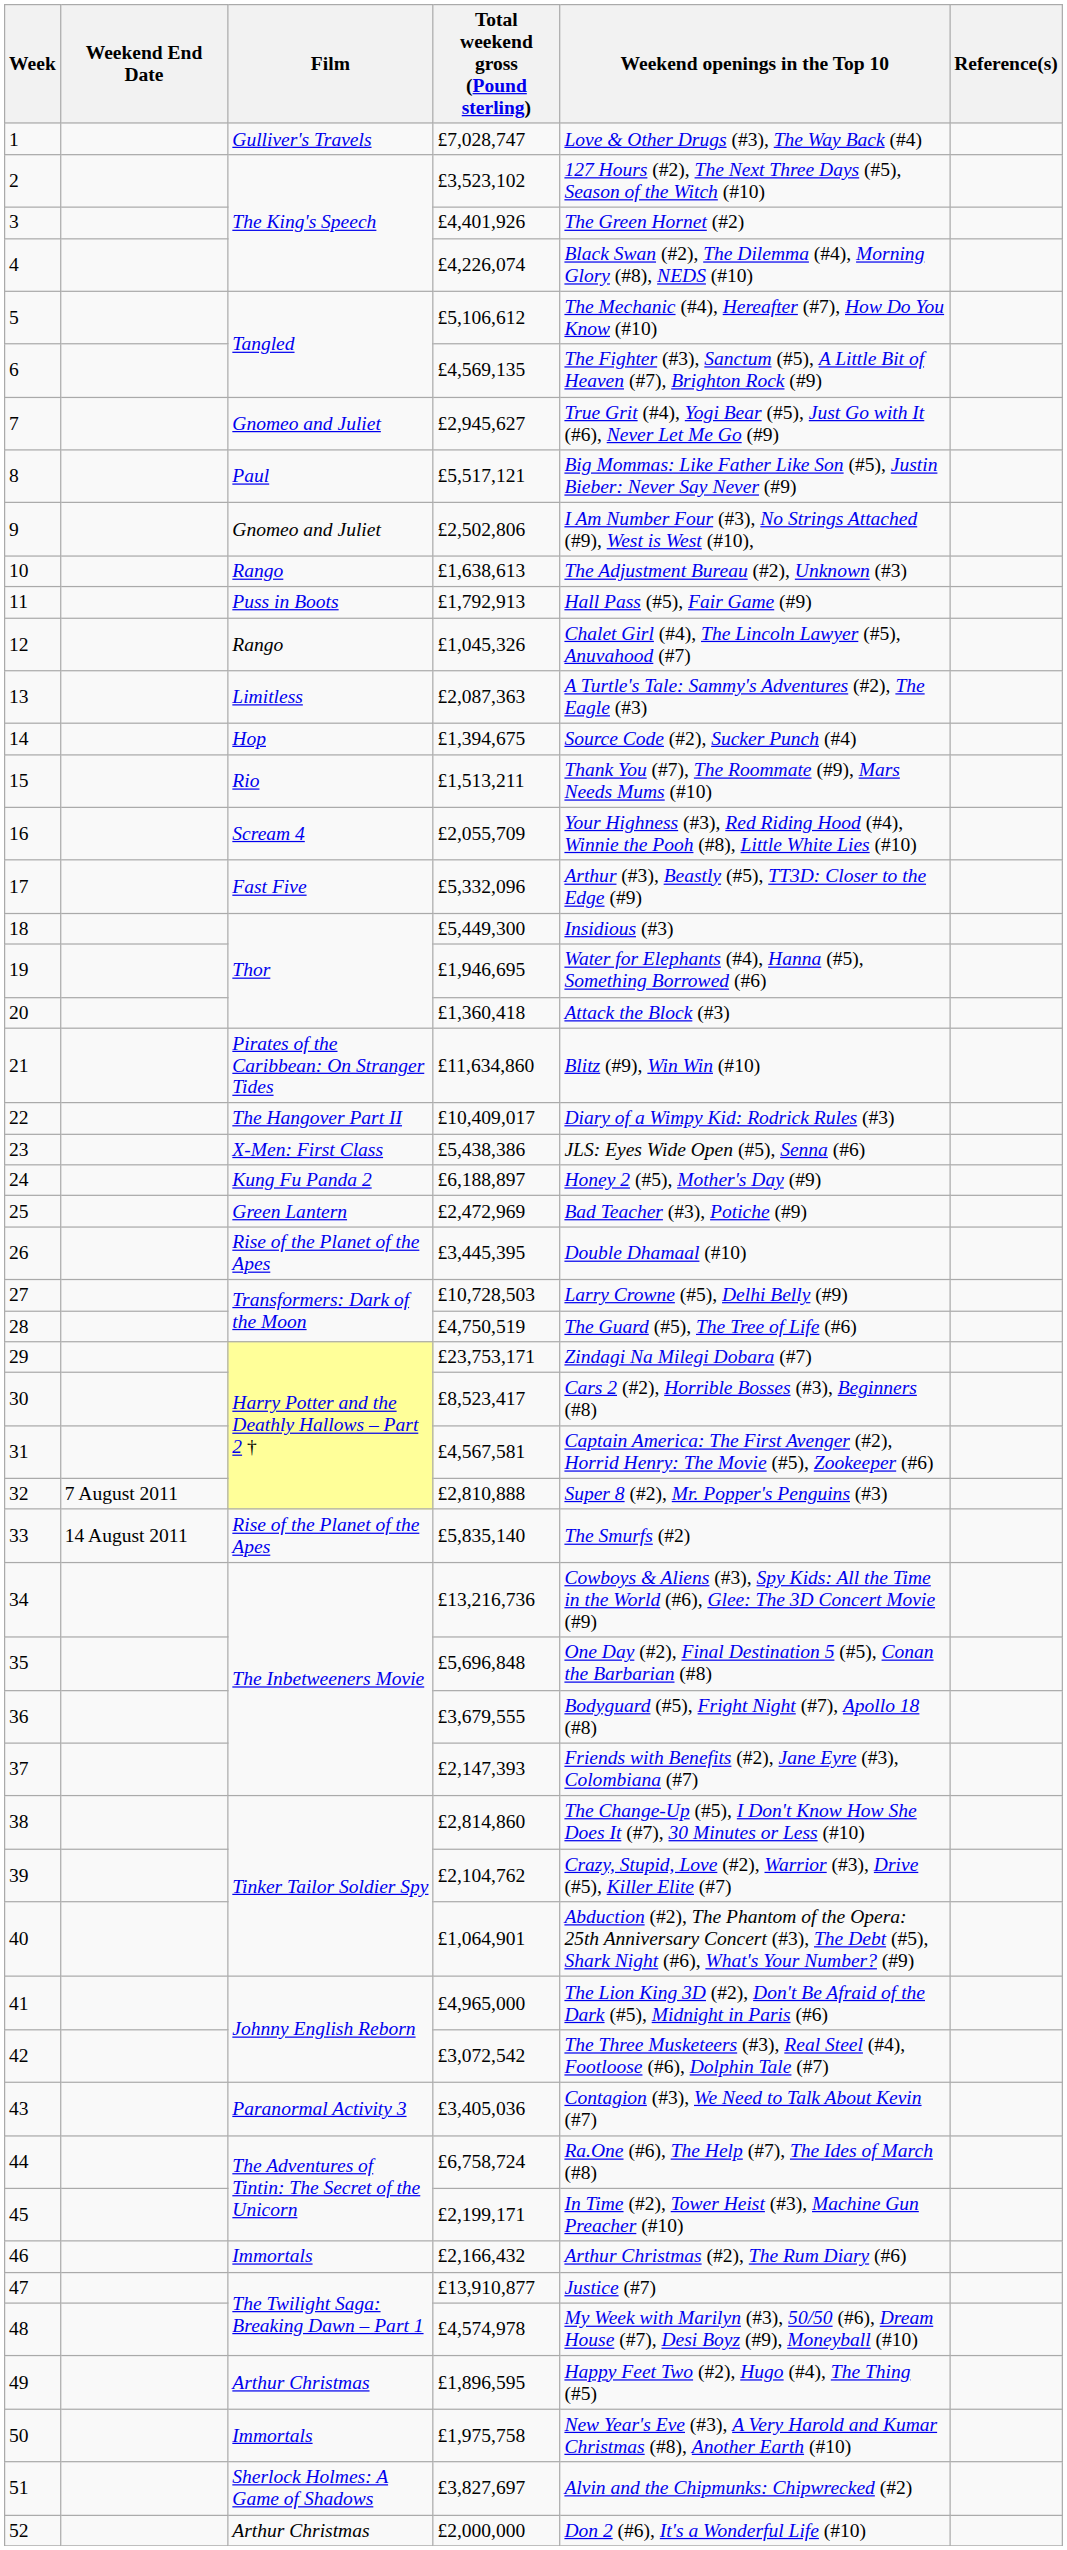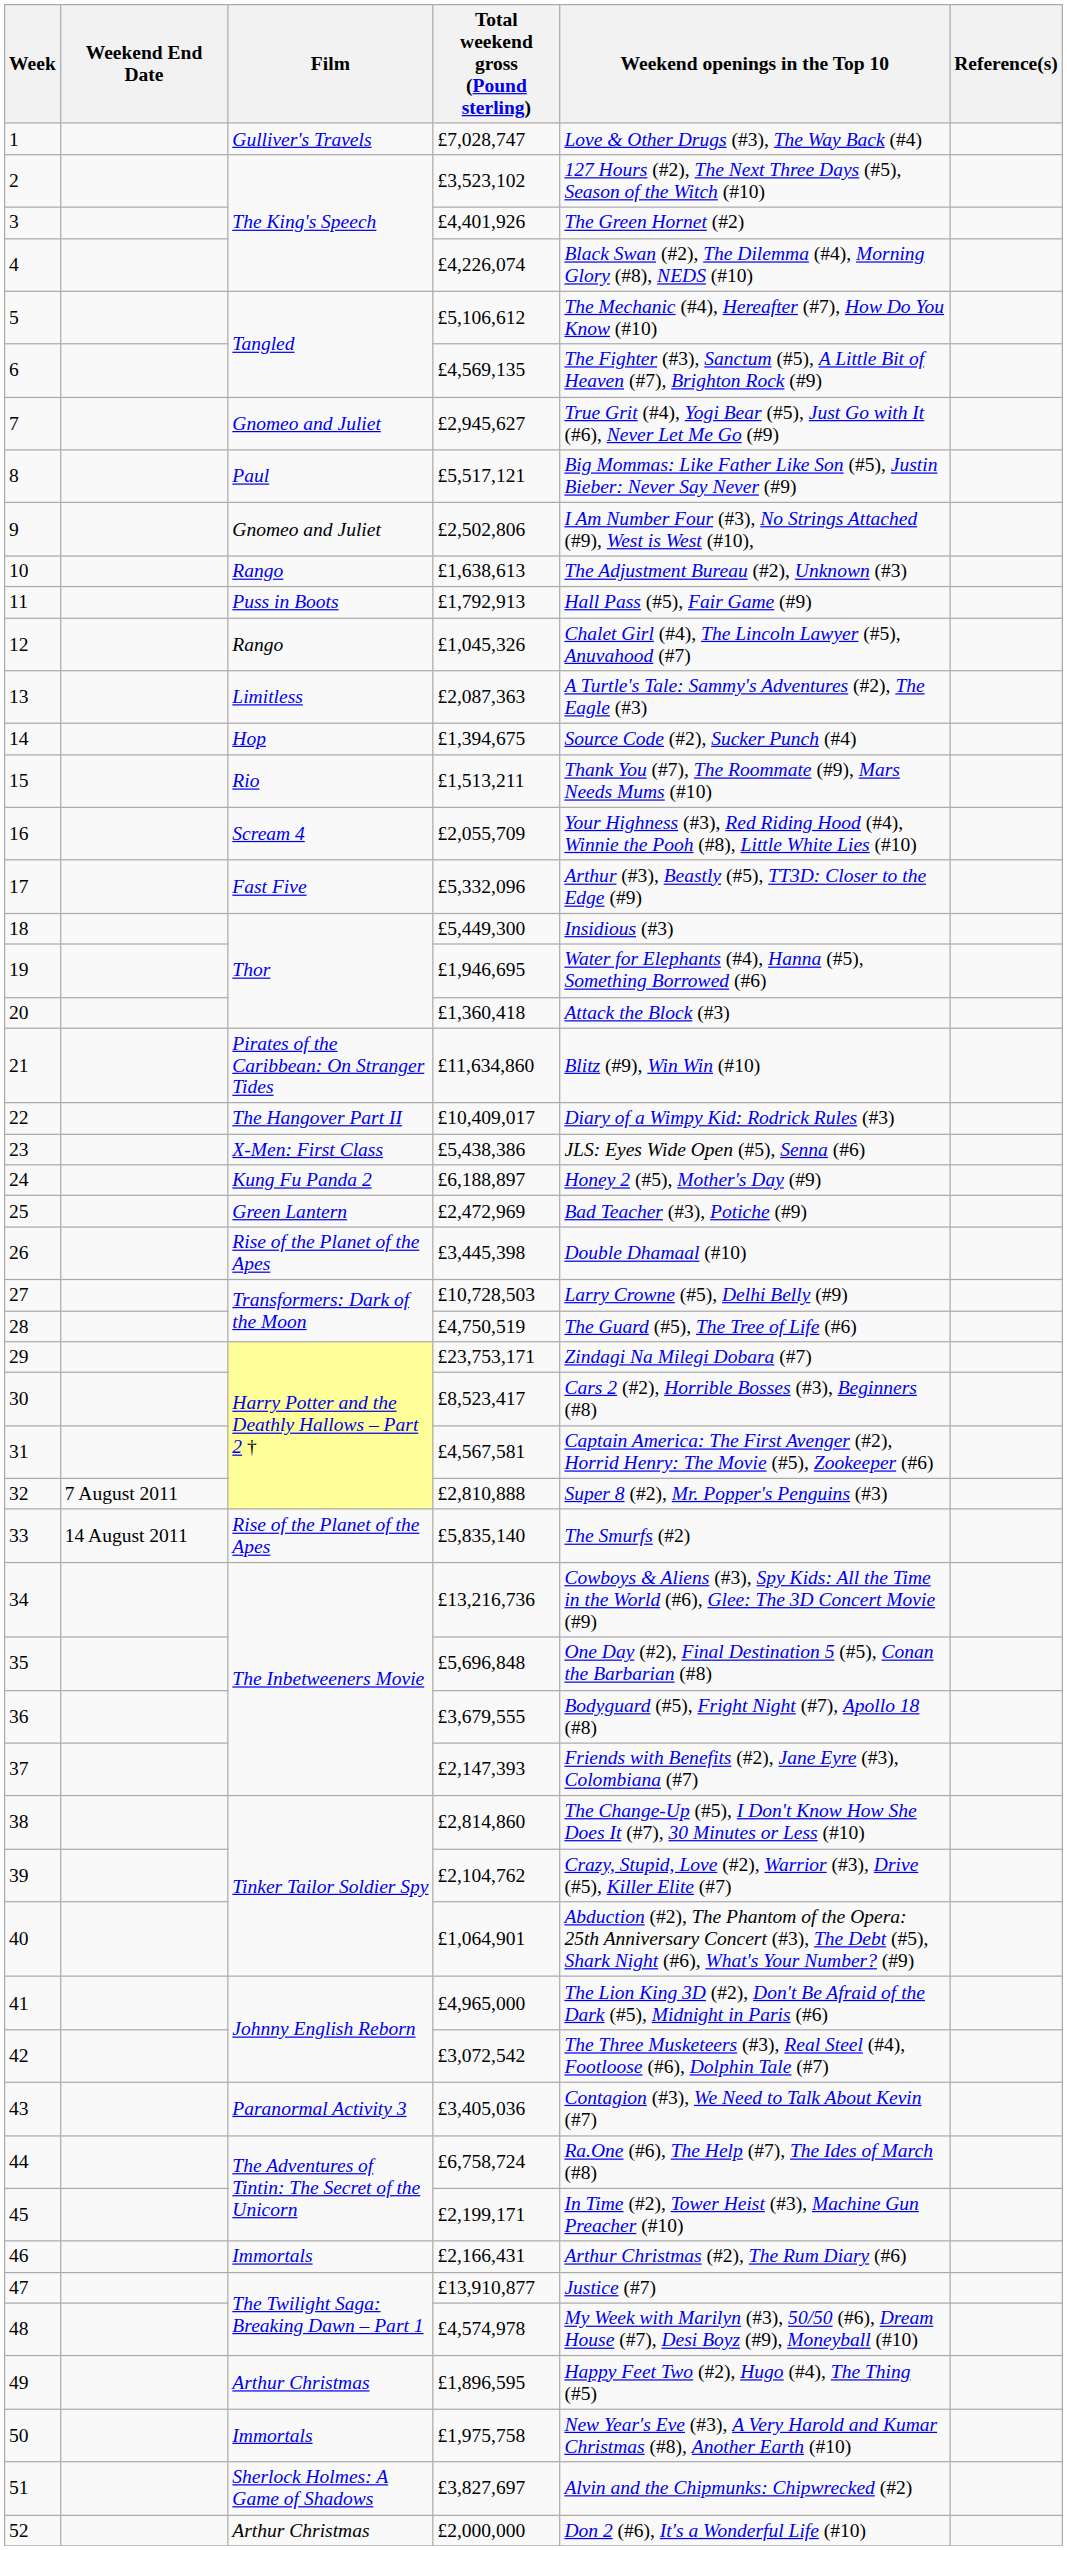(481, 1253) £3,445,395 -> (481, 1253) £3,445,398
(481, 2256) £2,166,432 -> (481, 2256) £2,166,431
